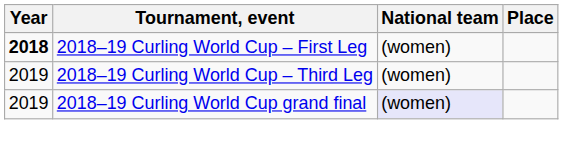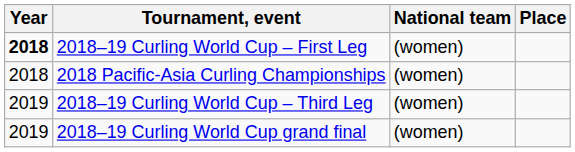+ row: (221, 75)
(416, 103) lavender background -> (429, 132) no background
